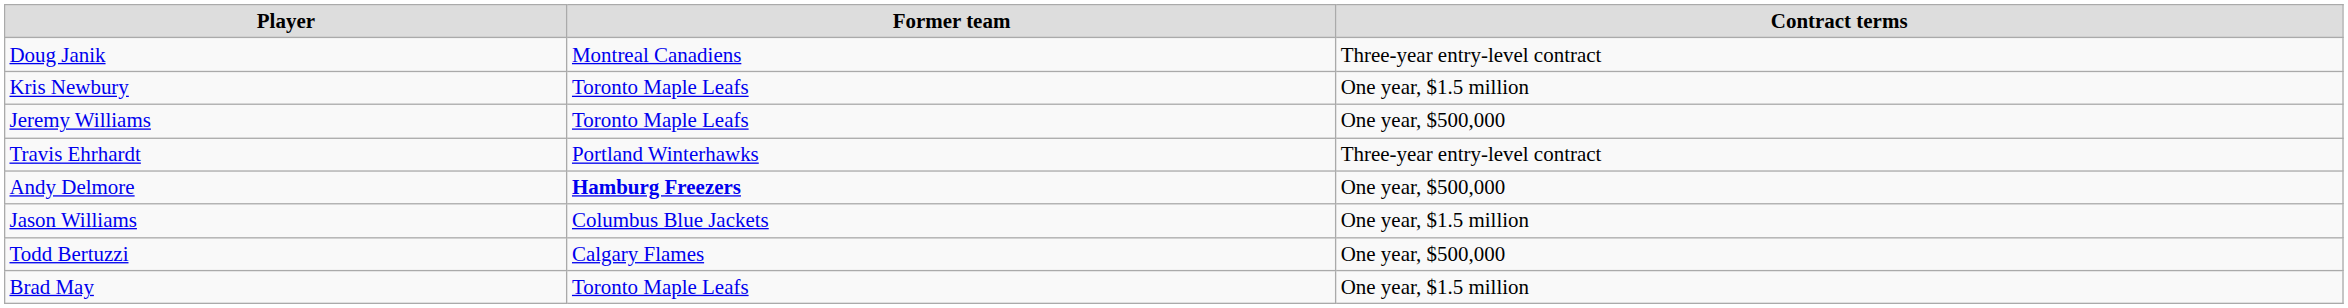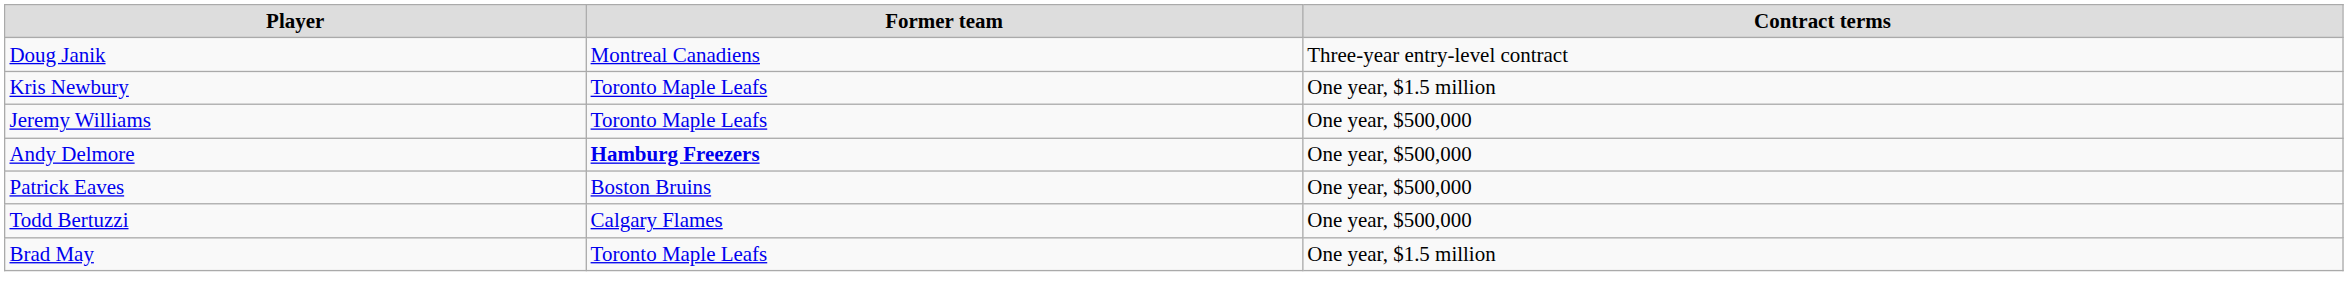- row: (75, 154)
+ row: (67, 187)
- row: (73, 220)
